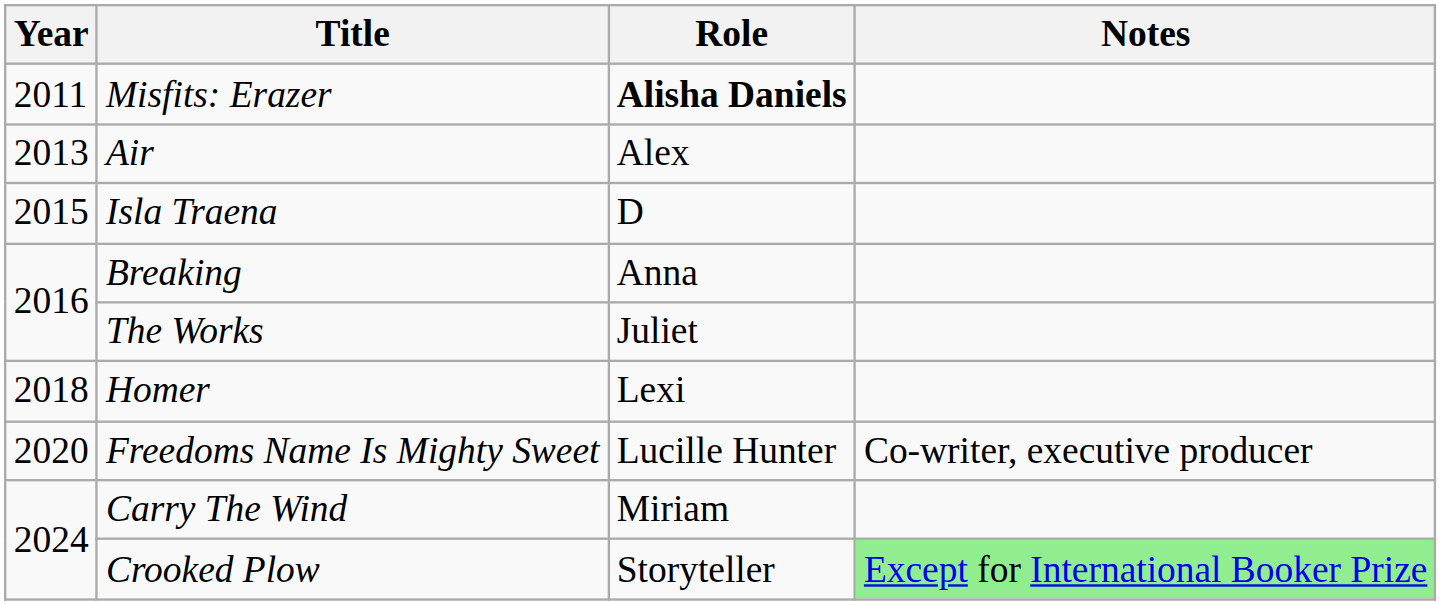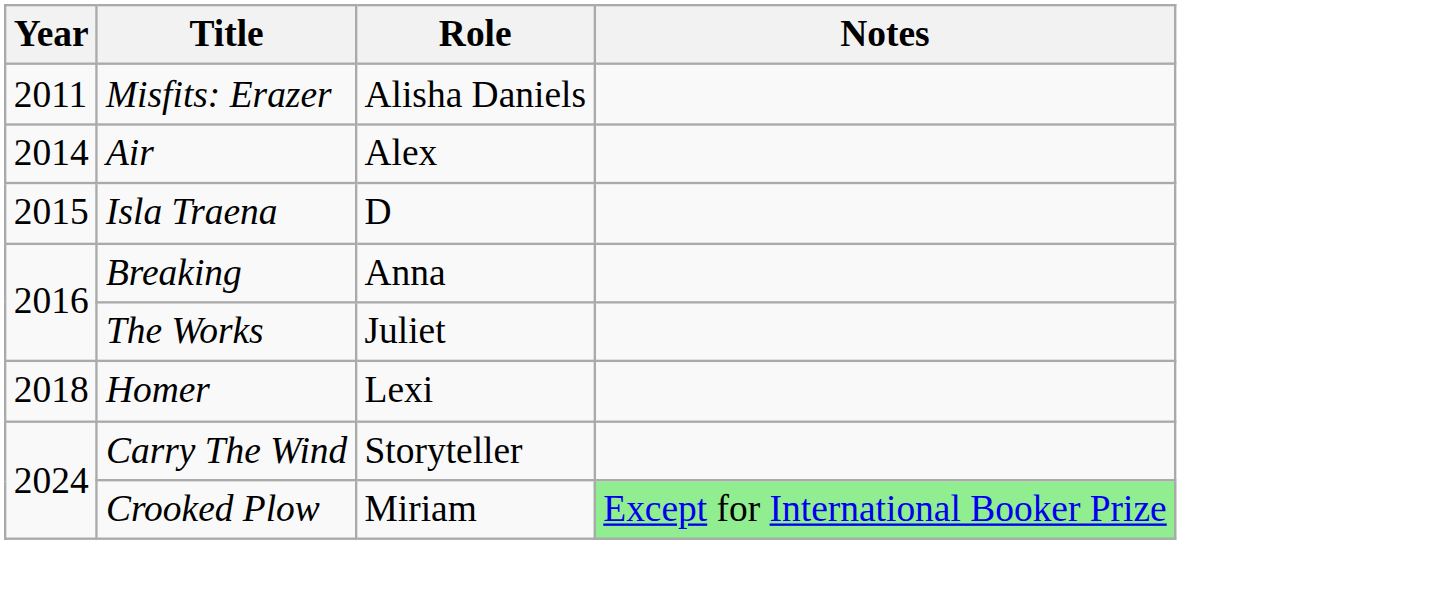(732, 93) bold -> (475, 93) normal
(51, 152) 2013 -> (51, 152) 2014
- row: (353, 449)
(673, 509) Miriam -> (444, 449) Storyteller
(696, 568) Storyteller -> (421, 509) Miriam
